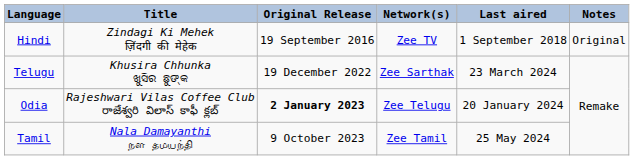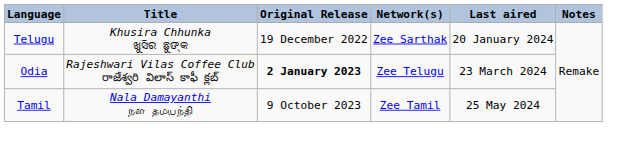- row: (34, 40)
(513, 72) 23 March 2024 -> (503, 39) 20 January 2024
(513, 105) 20 January 2024 -> (503, 71) 23 March 2024
